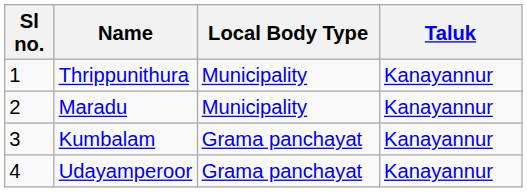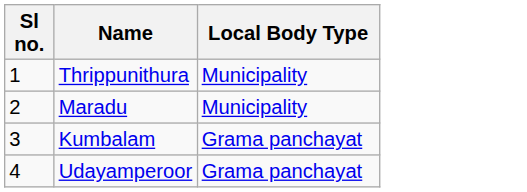- column: (450, 32)
